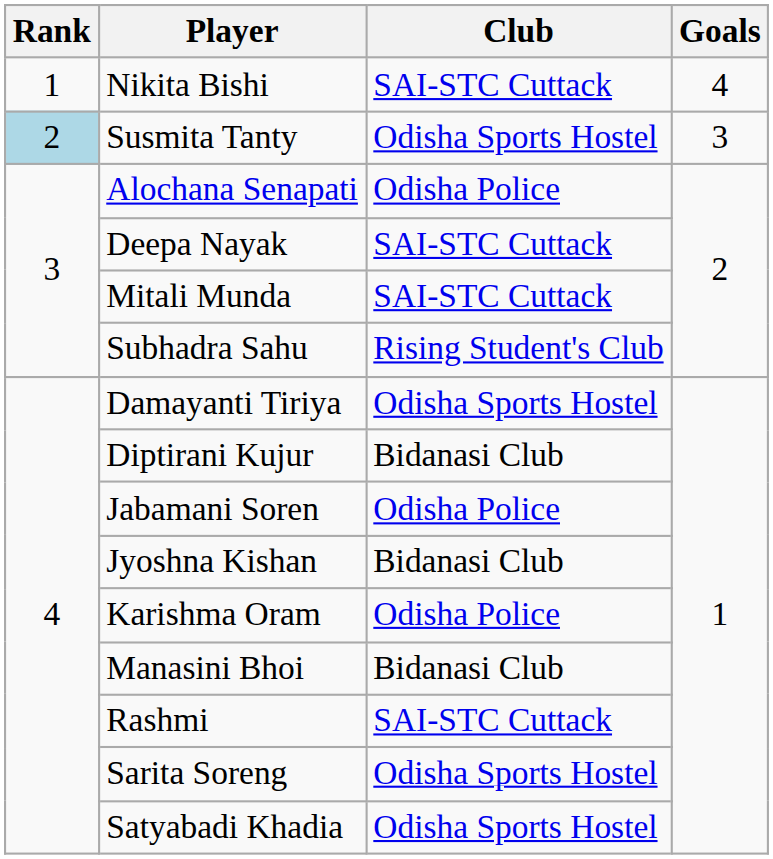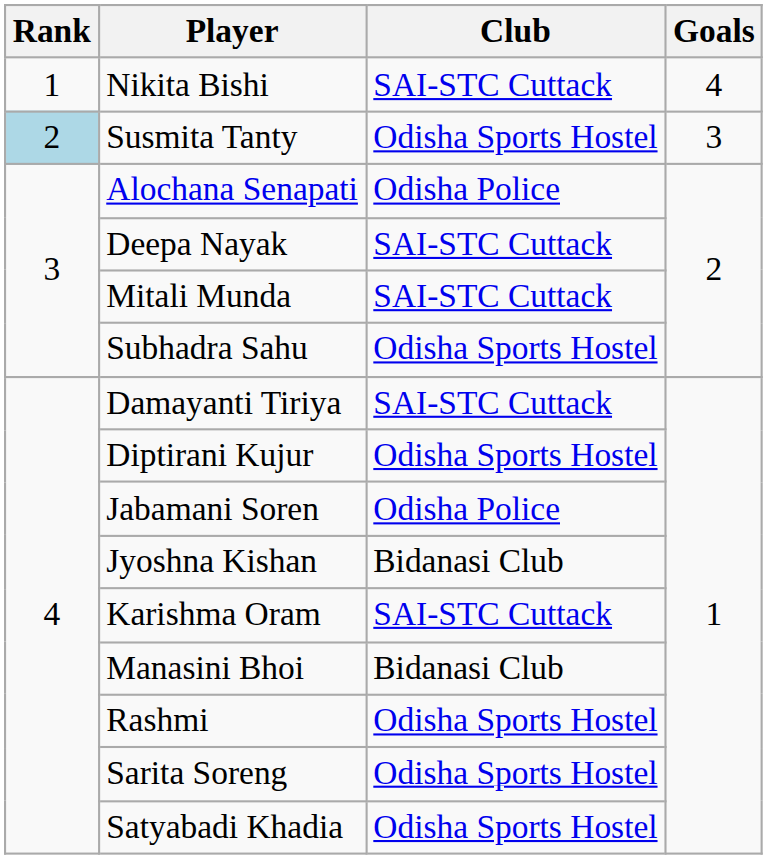(518, 349) Rising Student's Club -> (515, 349) Odisha Sports Hostel
(515, 402) Odisha Sports Hostel -> (493, 402) SAI-STC Cuttack
(469, 455) Bidanasi Club -> (515, 455) Odisha Sports Hostel
(467, 614) Odisha Police -> (493, 614) SAI-STC Cuttack
(493, 720) SAI-STC Cuttack -> (515, 720) Odisha Sports Hostel
